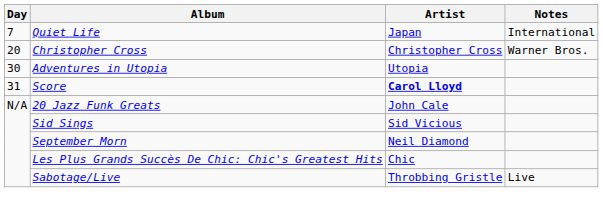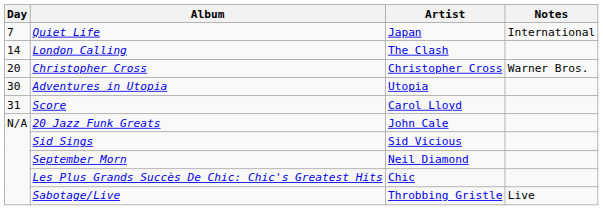+ row: (80, 50)
(425, 86) bold -> (425, 105) normal
